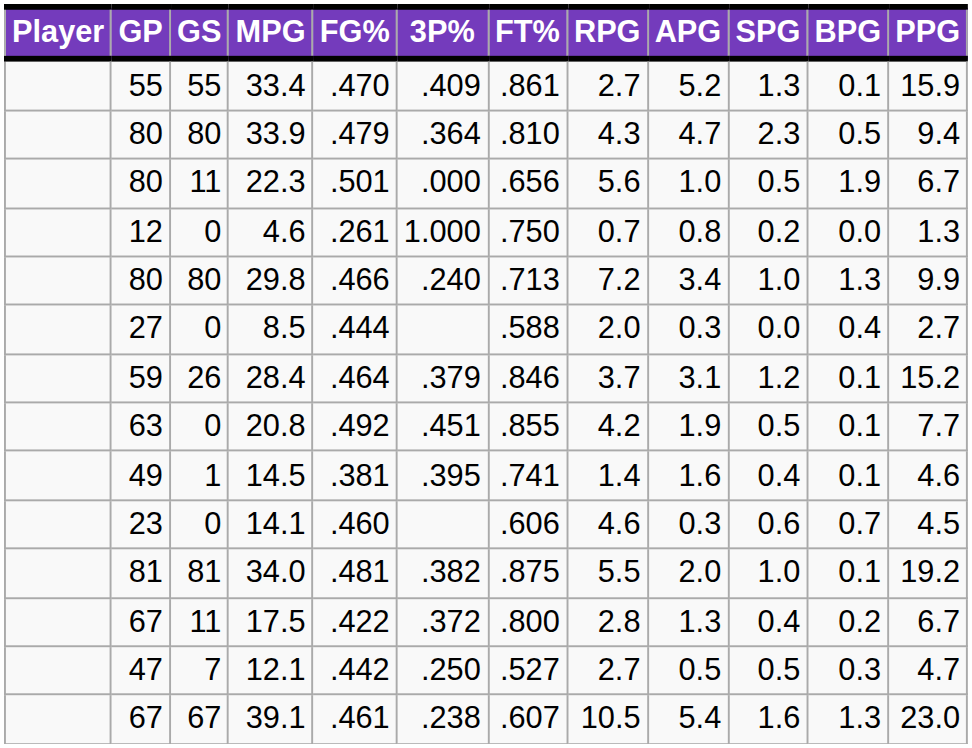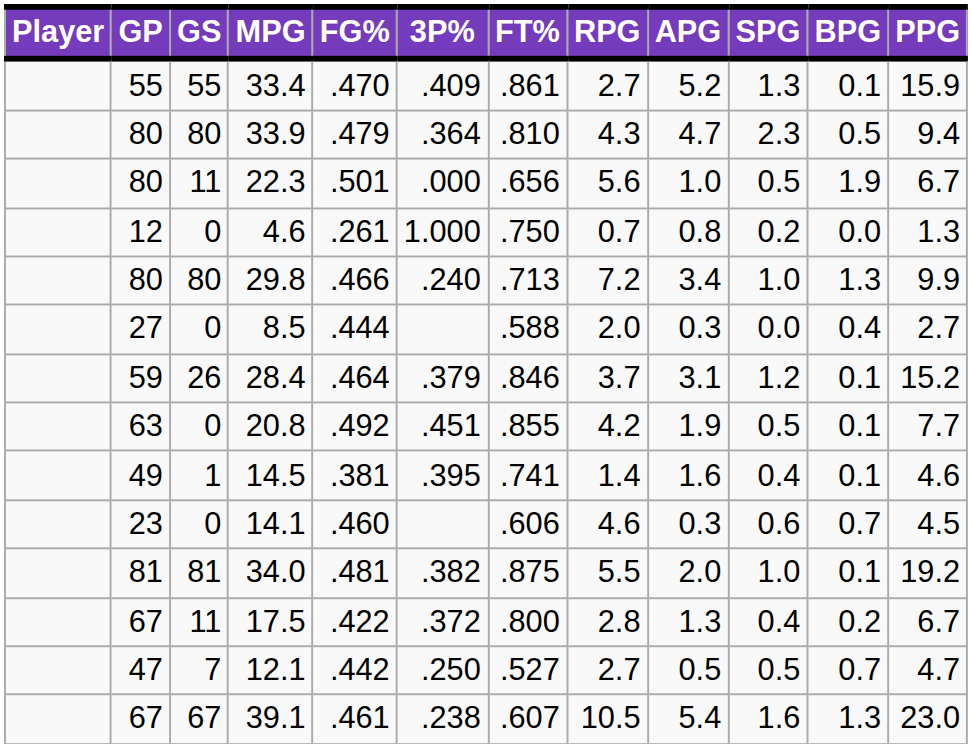(860, 669) 0.3 -> (860, 669) 0.7
